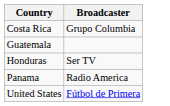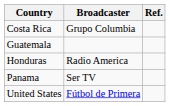+ column: (154, 12)
(81, 61) Ser TV -> (97, 61) Radio America
(97, 77) Radio America -> (81, 77) Ser TV
